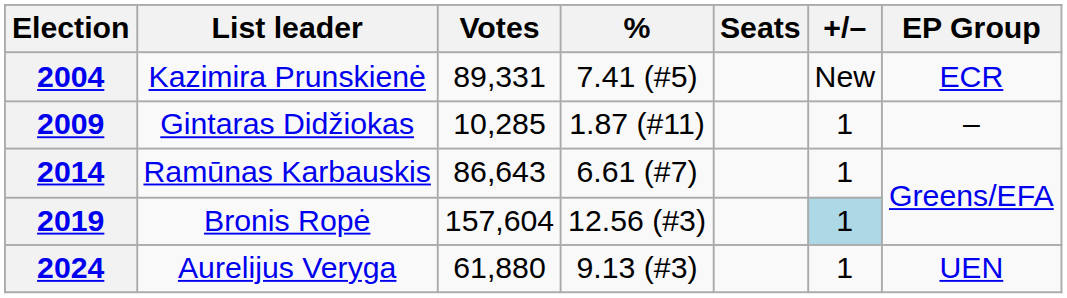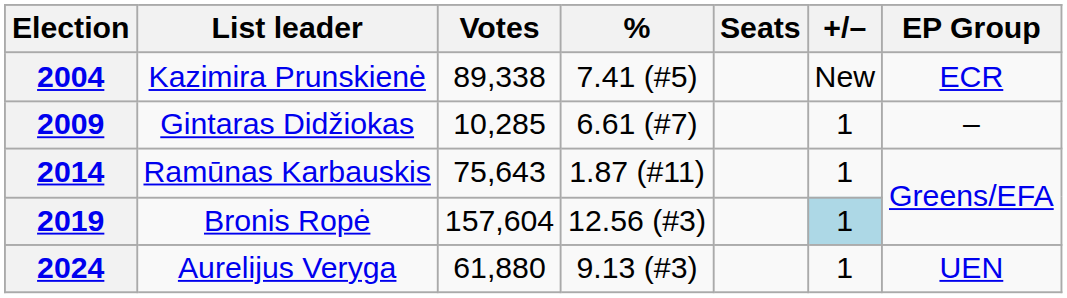(500, 76) 89,331 -> (500, 76) 89,338
(637, 124) 1.87 (#11) -> (637, 124) 6.61 (#7)
(500, 172) 86,643 -> (500, 172) 75,643
(637, 172) 6.61 (#7) -> (637, 172) 1.87 (#11)
